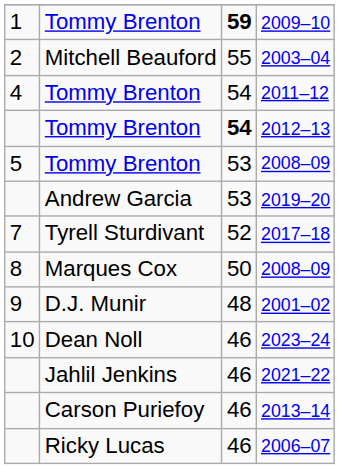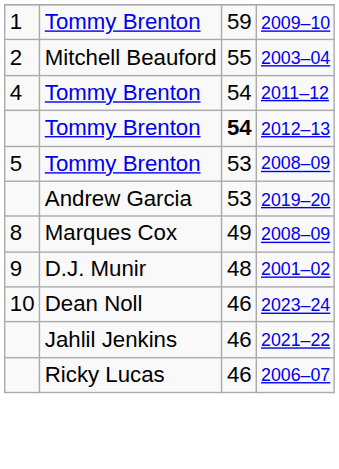(239, 22) bold -> (239, 22) normal
- row: (125, 233)
(239, 269) 50 -> (239, 233) 49
- row: (125, 410)
